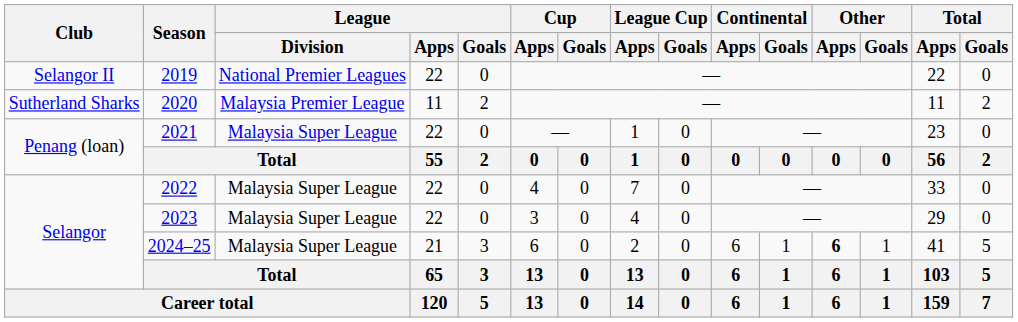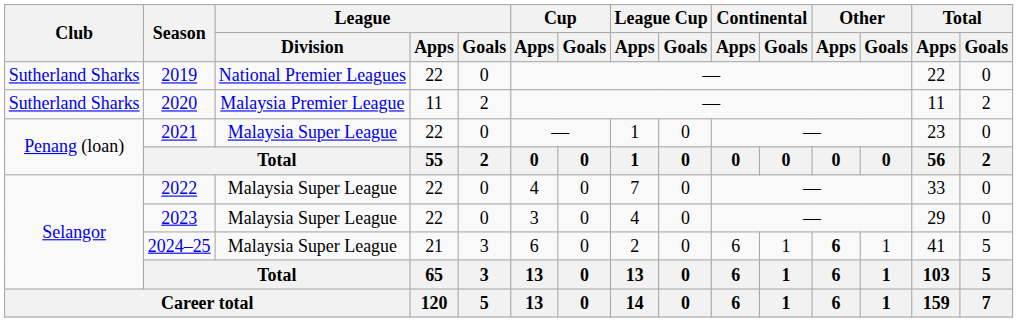(74, 75) Selangor II -> (74, 75) Sutherland Sharks
